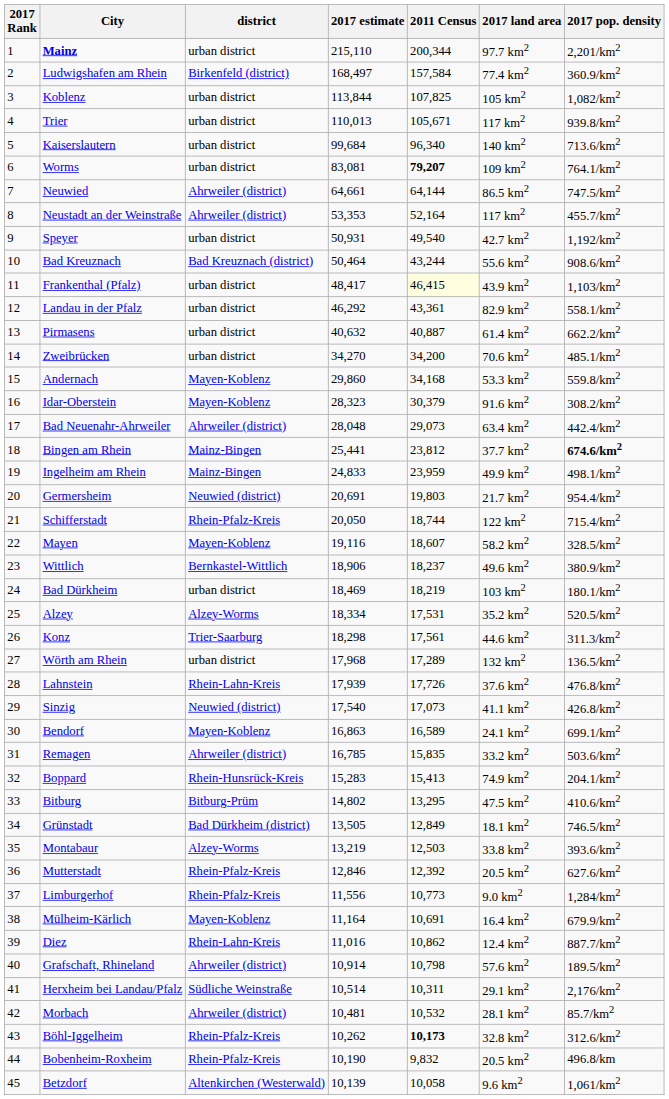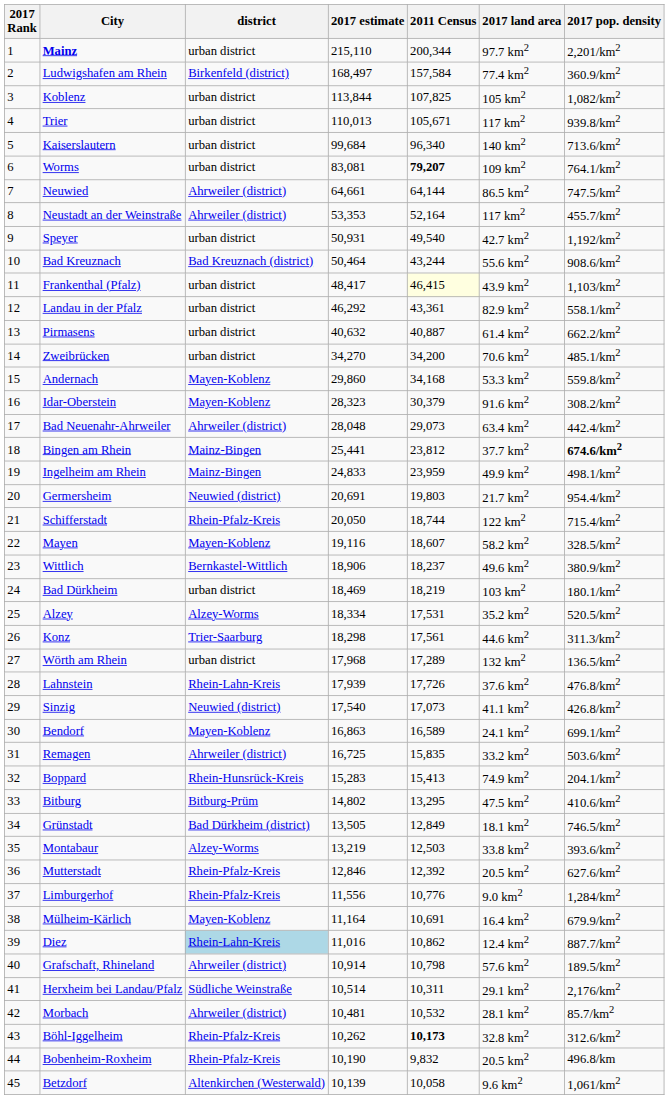(348, 754) 16,785 -> (348, 754) 16,725
(427, 895) 10,773 -> (427, 895) 10,776
(234, 942) no background -> (234, 942) lightblue background
